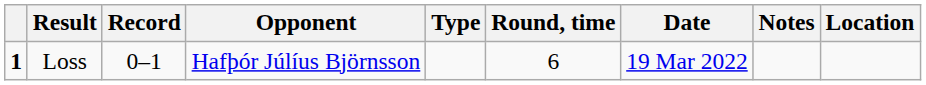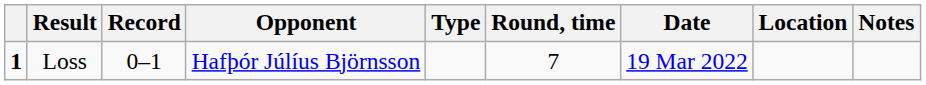columns swapped: (870, 23) <-> (787, 23)
(553, 60) 6 -> (553, 60) 7
